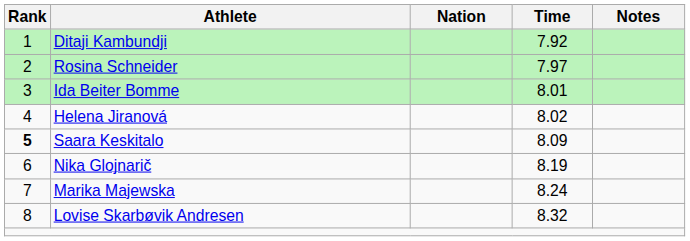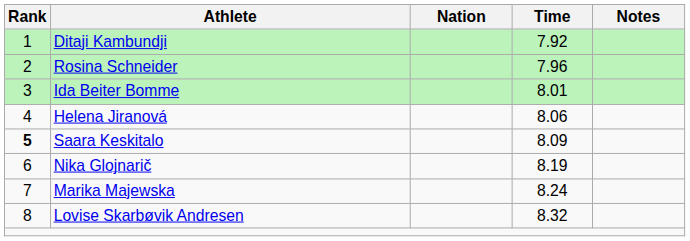(552, 66) 7.97 -> (552, 66) 7.96
(552, 116) 8.02 -> (552, 116) 8.06
